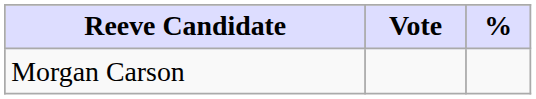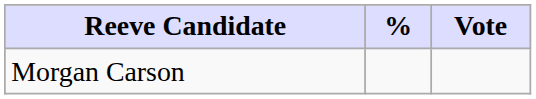columns swapped: (416, 26) <-> (498, 26)
